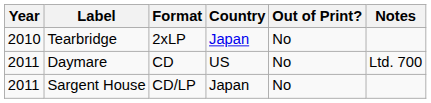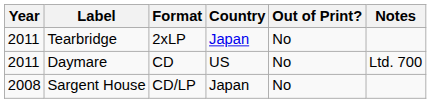(24, 39) 2010 -> (24, 39) 2011
(24, 86) 2011 -> (24, 86) 2008
